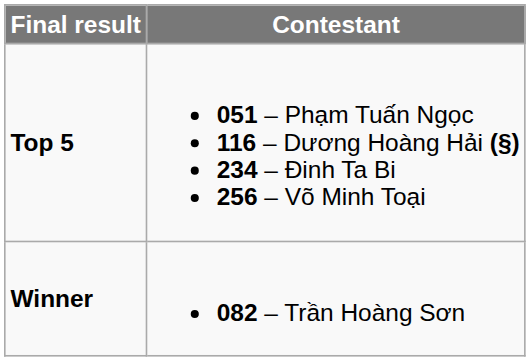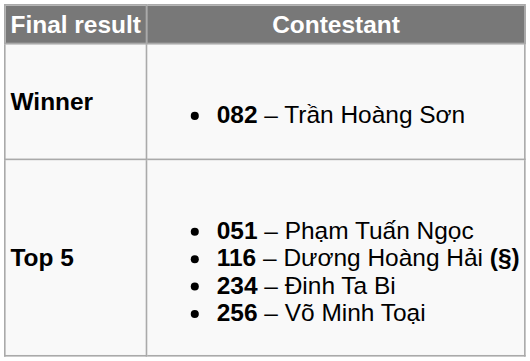rows swapped: (52, 298) <-> (42, 142)
